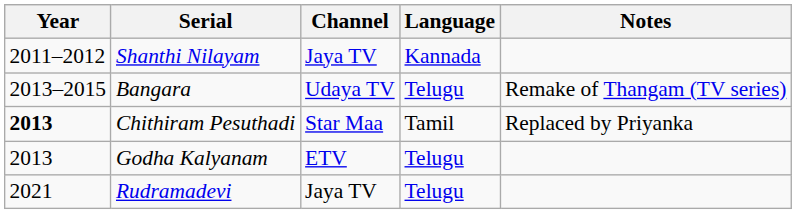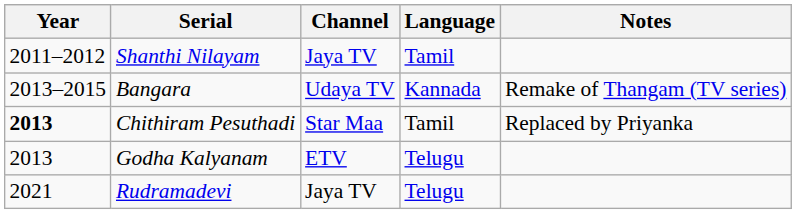(443, 55) Kannada -> (429, 55) Tamil
(434, 89) Telugu -> (443, 89) Kannada
